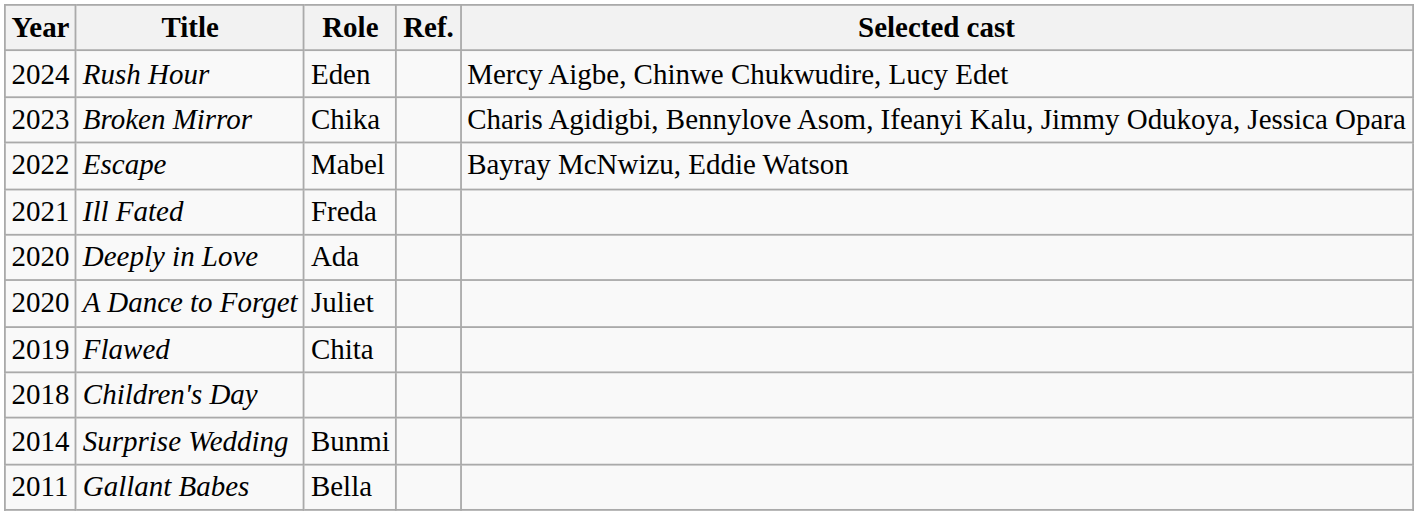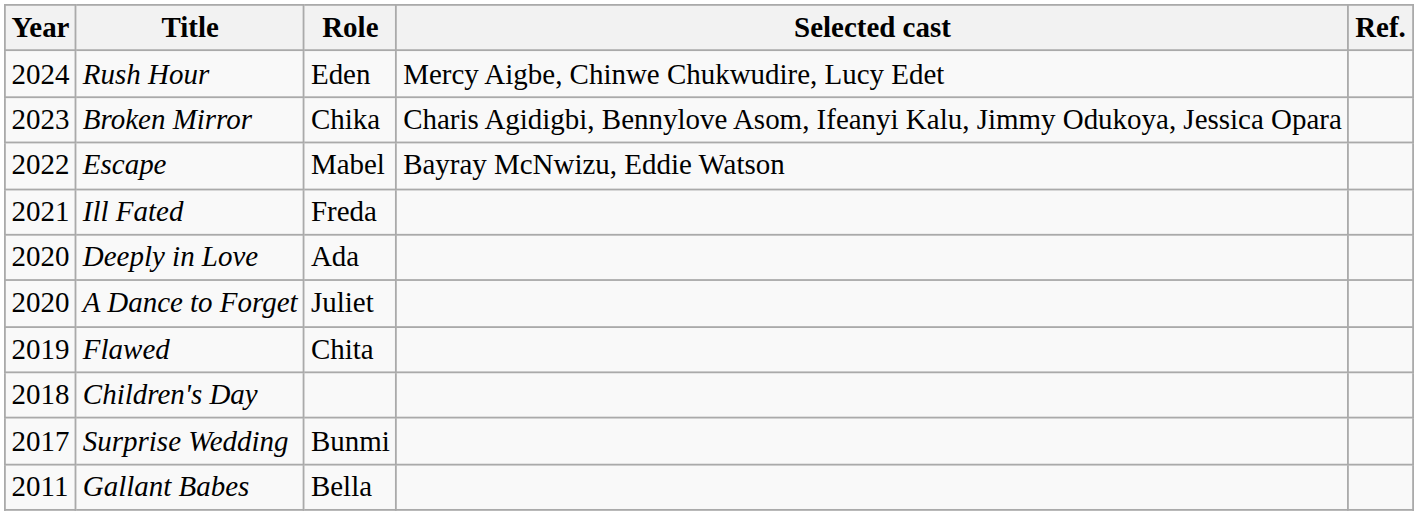columns swapped: (936, 27) <-> (428, 27)
(41, 440) 2014 -> (41, 440) 2017
